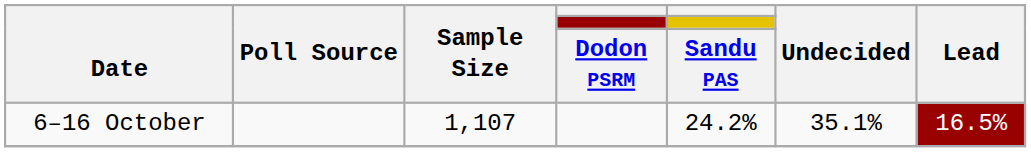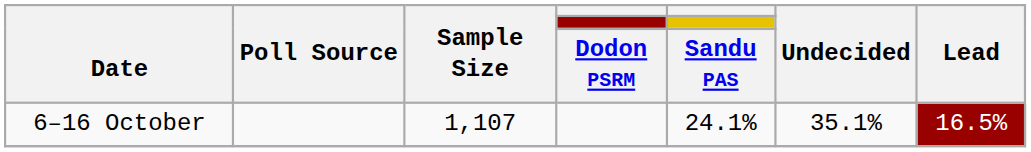(721, 124) 24.2% -> (721, 124) 24.1%
